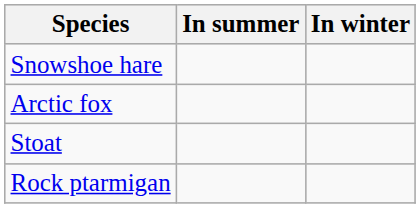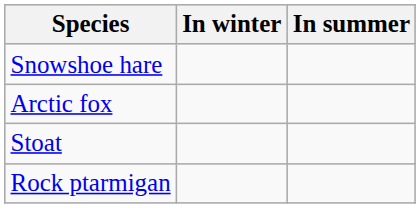columns swapped: (241, 24) <-> (360, 24)
